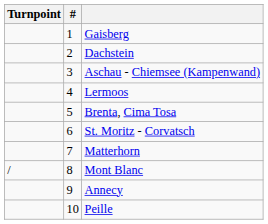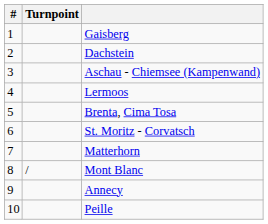columns swapped: (73, 14) <-> (34, 14)
